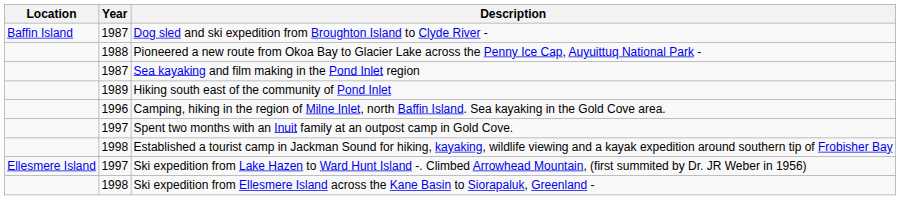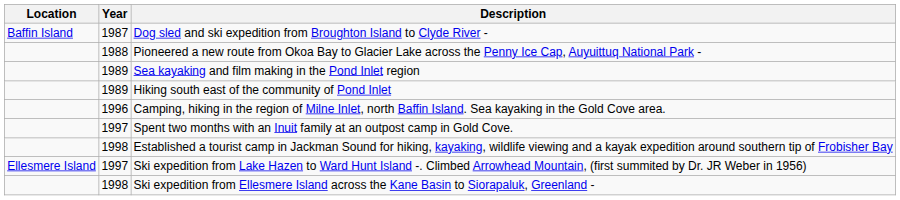(115, 71) 1987 -> (115, 71) 1989
